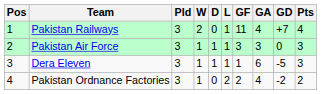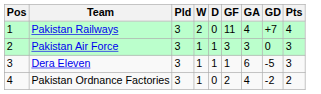- column: (227, 13)
